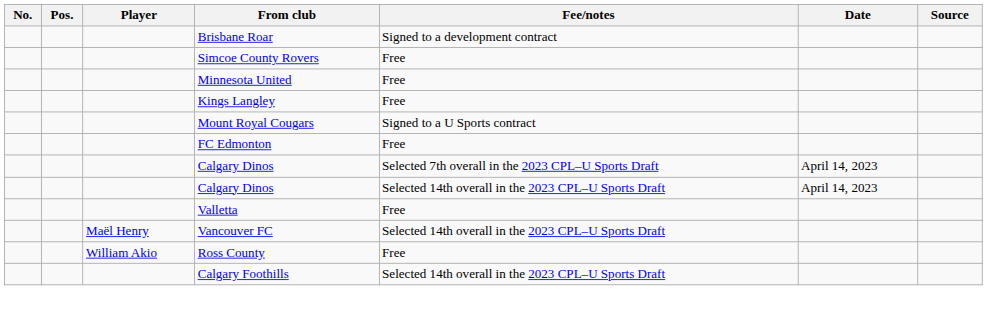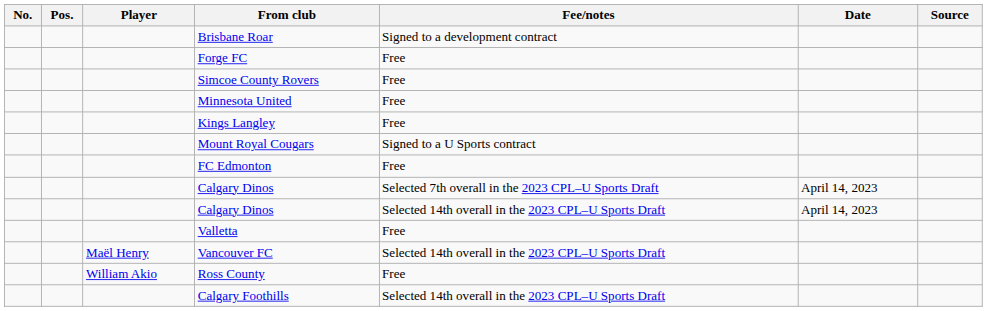+ row: (139, 59)
